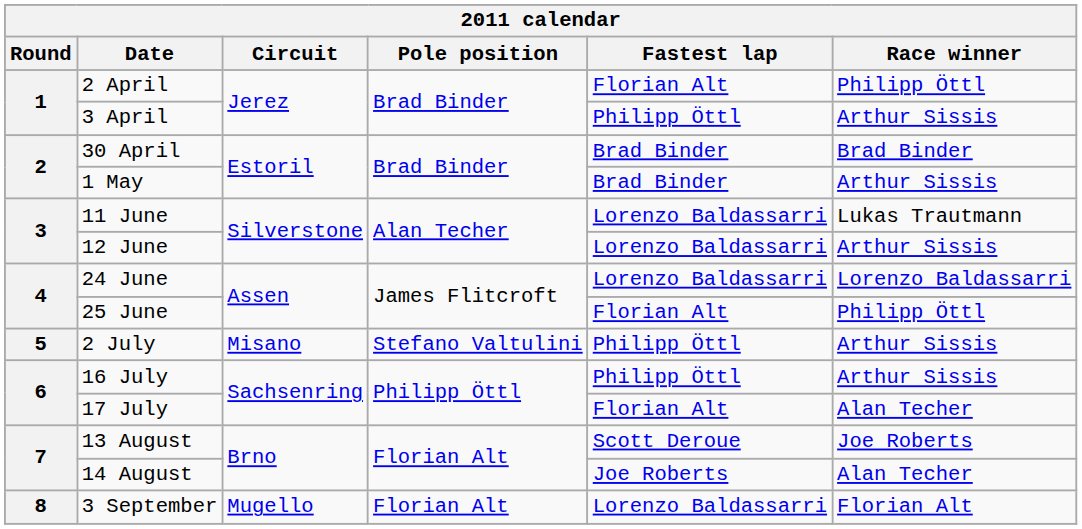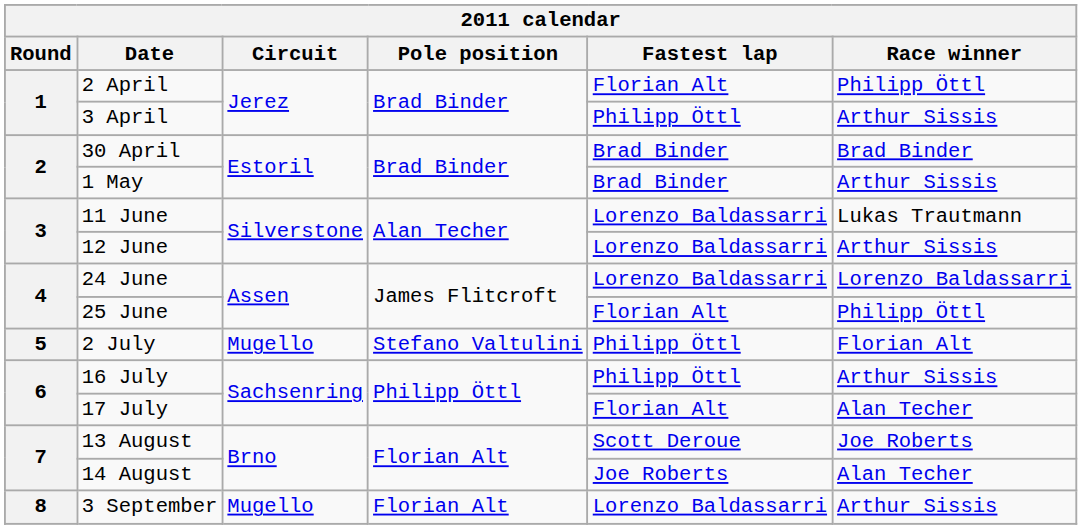(264, 345) Misano -> (271, 345) Mugello
(917, 345) Arthur Sissis -> (905, 345) Florian Alt
(905, 507) Florian Alt -> (917, 507) Arthur Sissis
